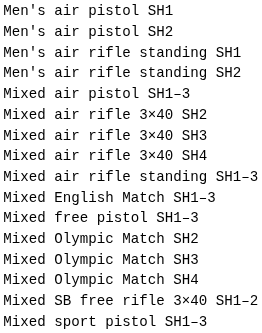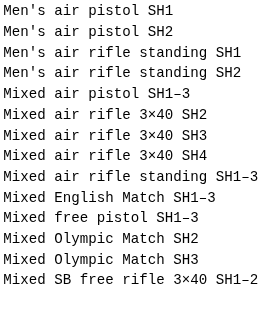- row: (101, 281)
- row: (105, 322)
